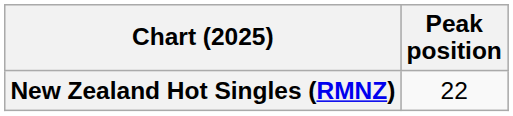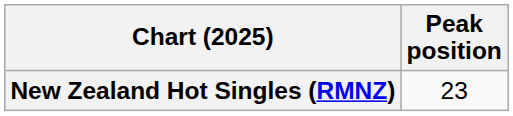(454, 90) 22 -> (454, 90) 23
